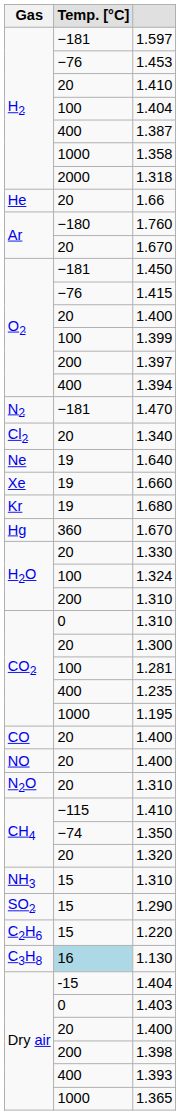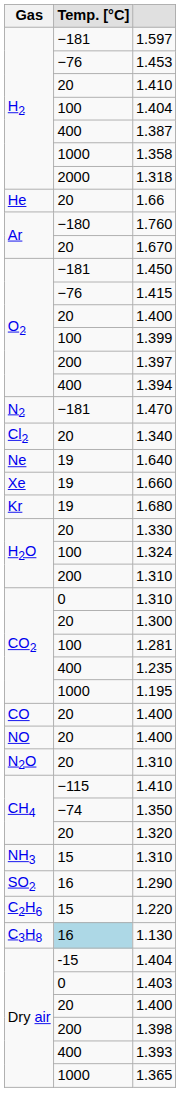- row: (17, 529)
(65, 906) 15 -> (65, 883) 16
